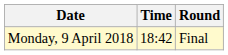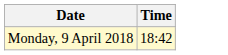- column: (200, 15)
